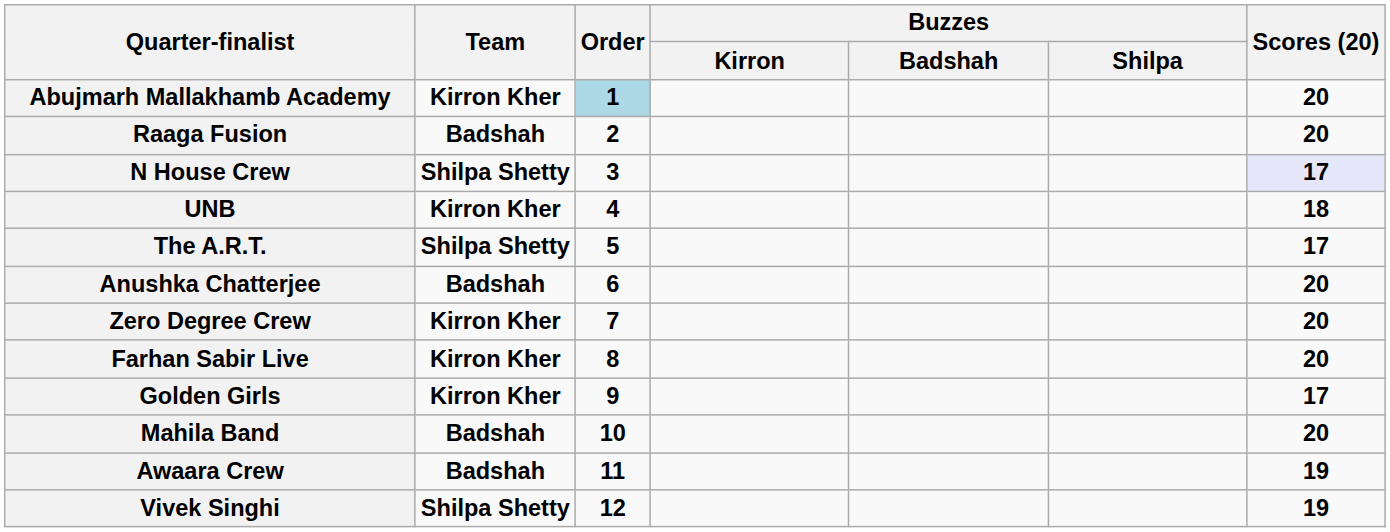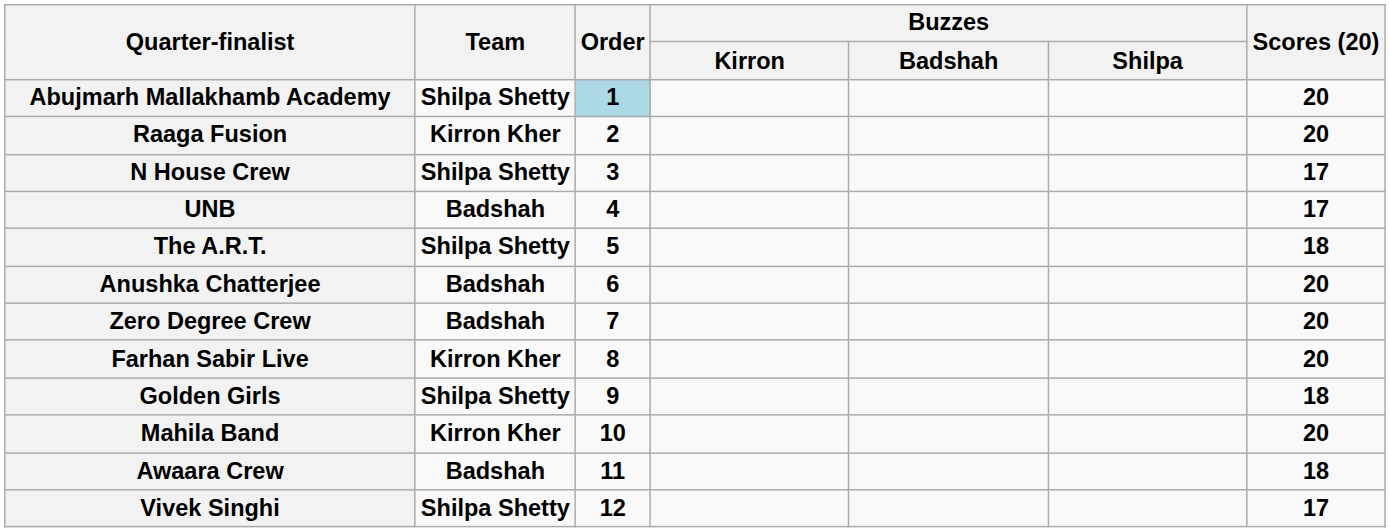(495, 97) Kirron Kher -> (495, 97) Shilpa Shetty
(495, 135) Badshah -> (495, 135) Kirron Kher
(1316, 172) lavender background -> (1316, 172) no background
(495, 209) Kirron Kher -> (495, 209) Badshah
(1316, 209) 18 -> (1316, 209) 17
(1316, 246) 17 -> (1316, 246) 18
(495, 321) Kirron Kher -> (495, 321) Badshah
(495, 396) Kirron Kher -> (495, 396) Shilpa Shetty
(1316, 396) 17 -> (1316, 396) 18
(495, 433) Badshah -> (495, 433) Kirron Kher
(1316, 470) 19 -> (1316, 470) 18
(1316, 508) 19 -> (1316, 508) 17
